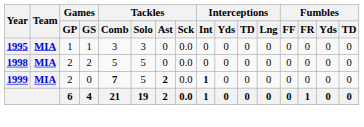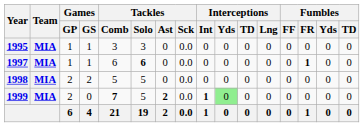+ row: (17, 63)
(226, 79) no background -> (226, 96) lightgreen background
